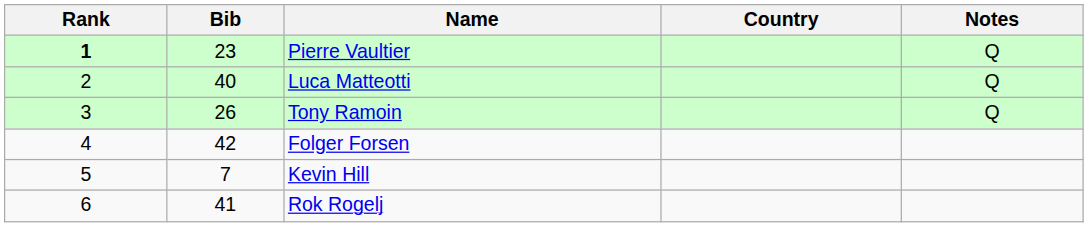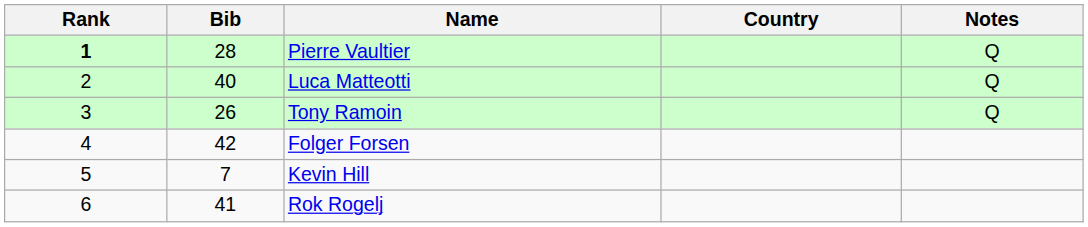(225, 50) 23 -> (225, 50) 28
